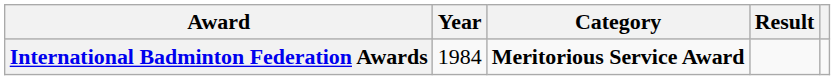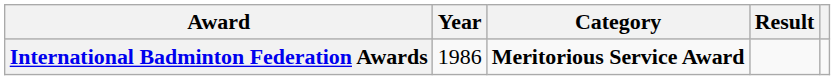(460, 56) 1984 -> (460, 56) 1986
